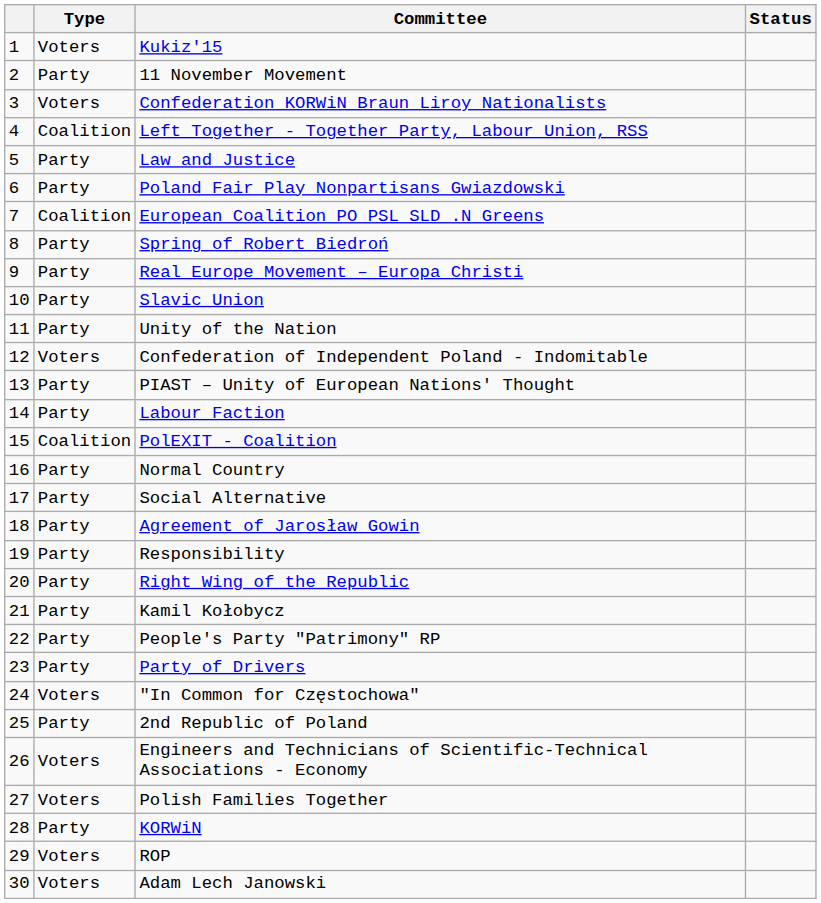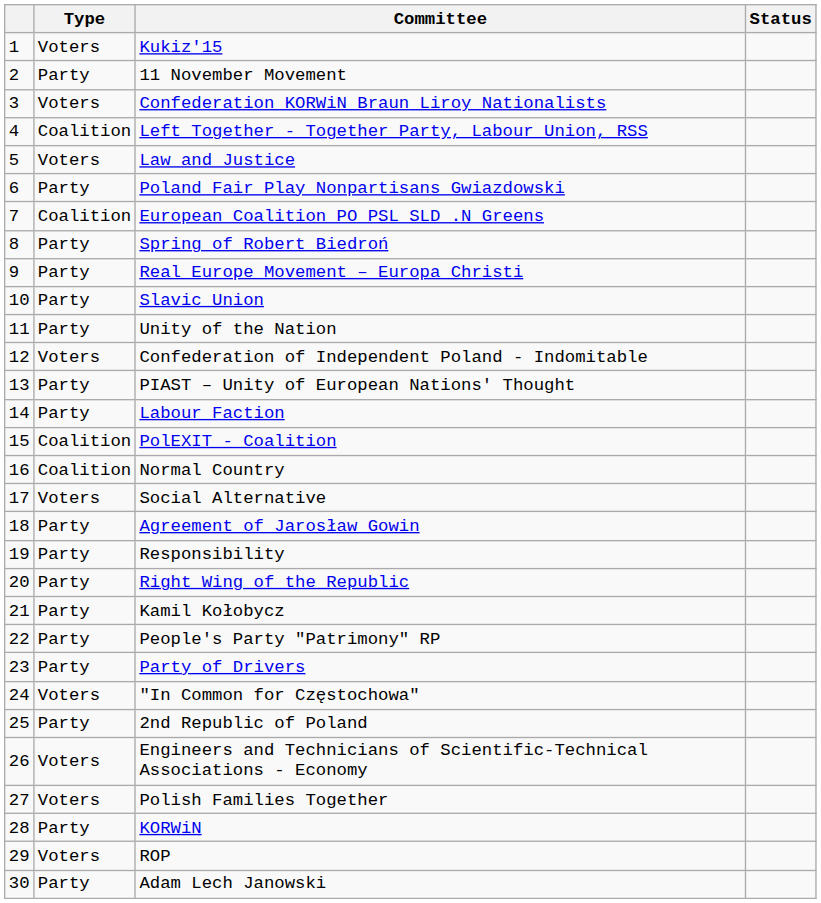(64, 160) Party -> (69, 160) Voters
(64, 470) Party -> (84, 470) Coalition
(64, 498) Party -> (69, 498) Voters
(69, 884) Voters -> (64, 884) Party
